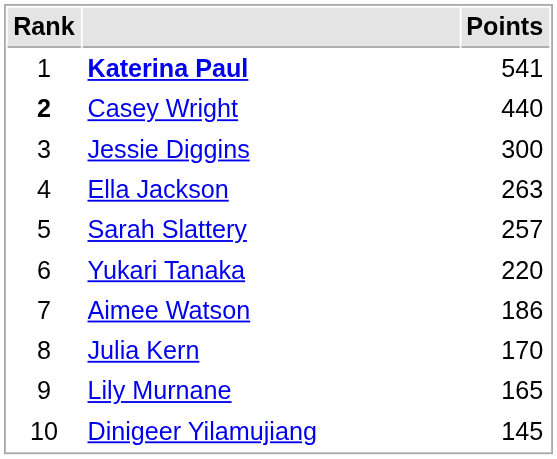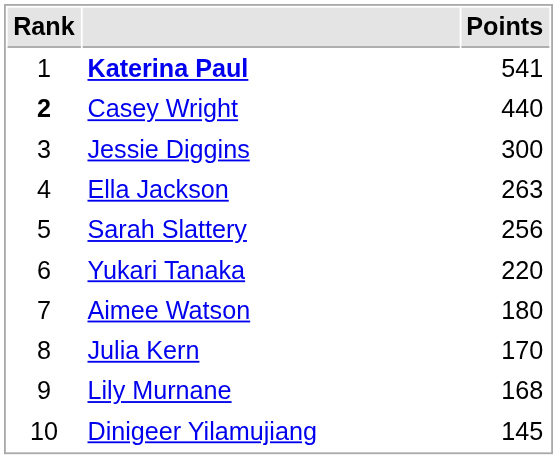(522, 230) 257 -> (522, 230) 256
(522, 311) 186 -> (522, 311) 180
(522, 391) 165 -> (522, 391) 168
